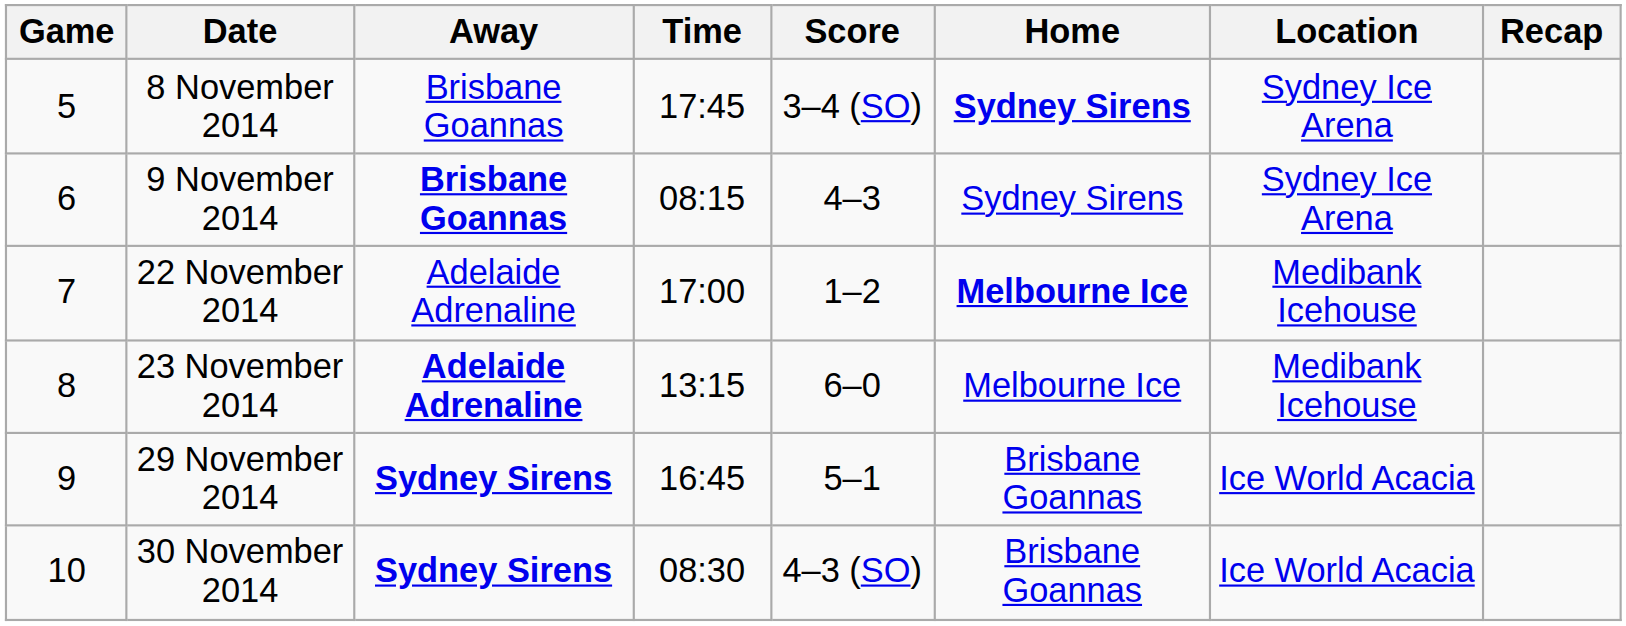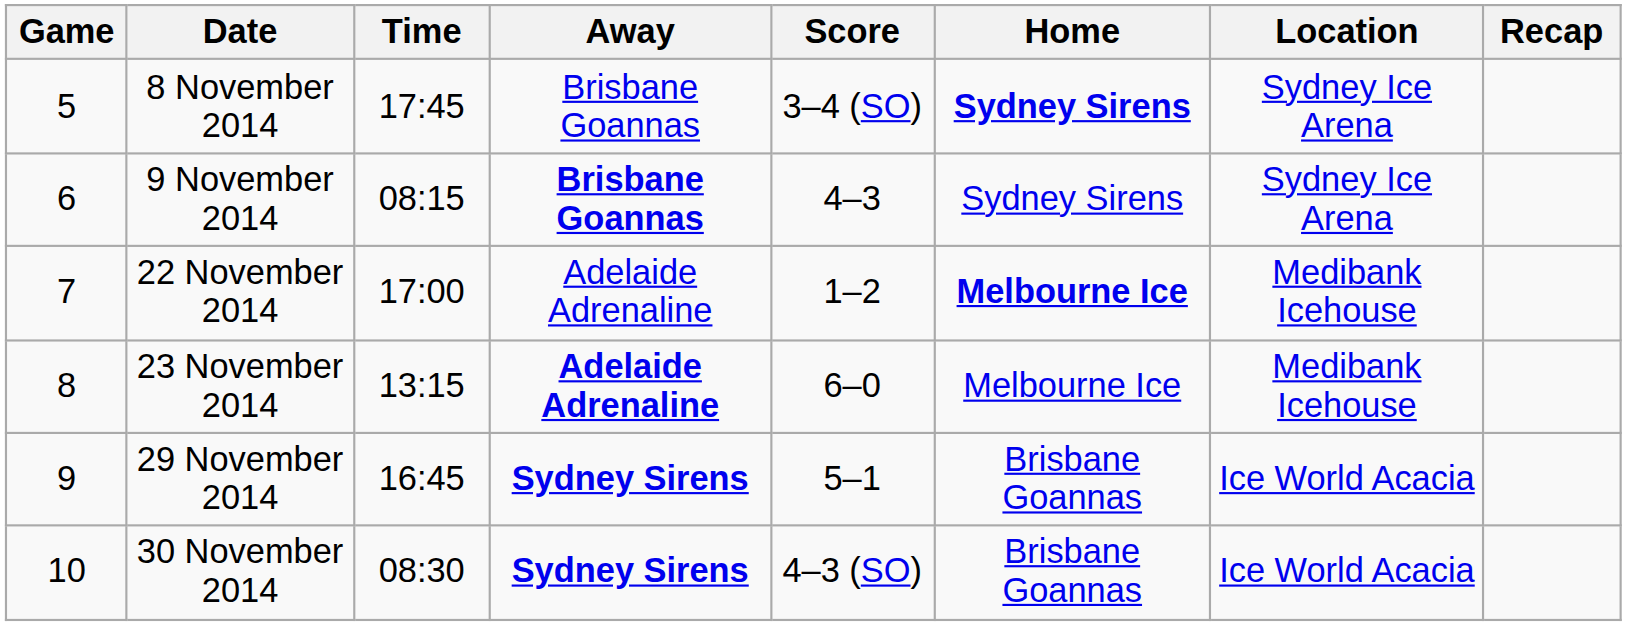columns swapped: (702, 31) <-> (494, 31)
